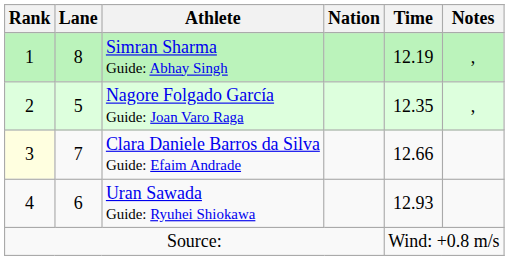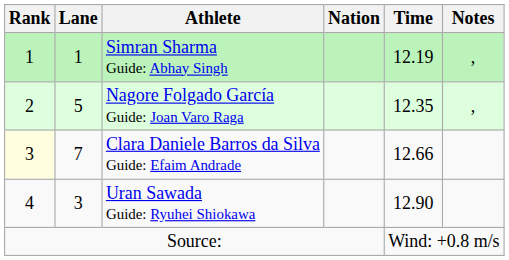(78, 57) 8 -> (78, 57) 1
(78, 202) 6 -> (78, 202) 3
(413, 202) 12.93 -> (413, 202) 12.90
